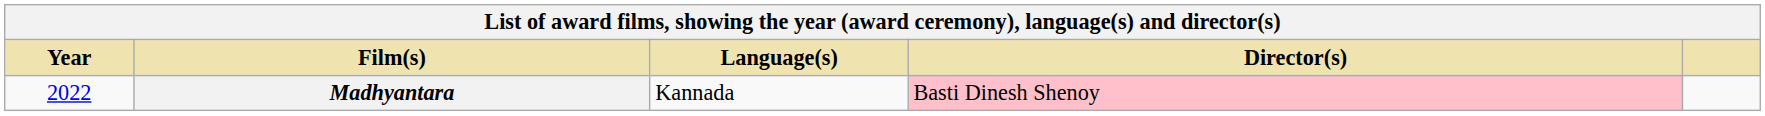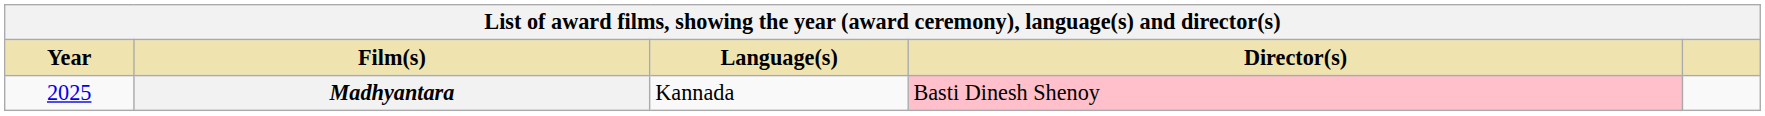(69, 92) 2022 -> (69, 92) 2025
